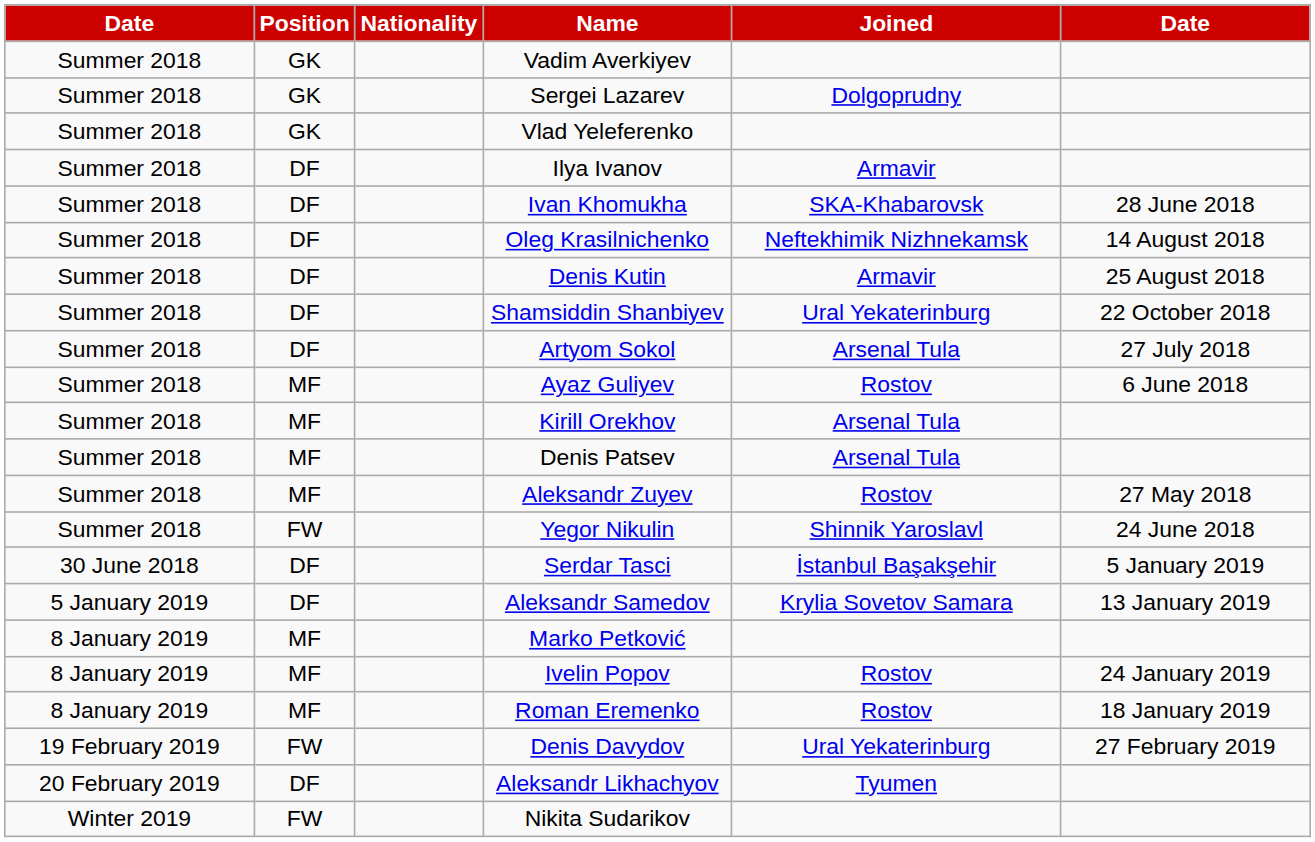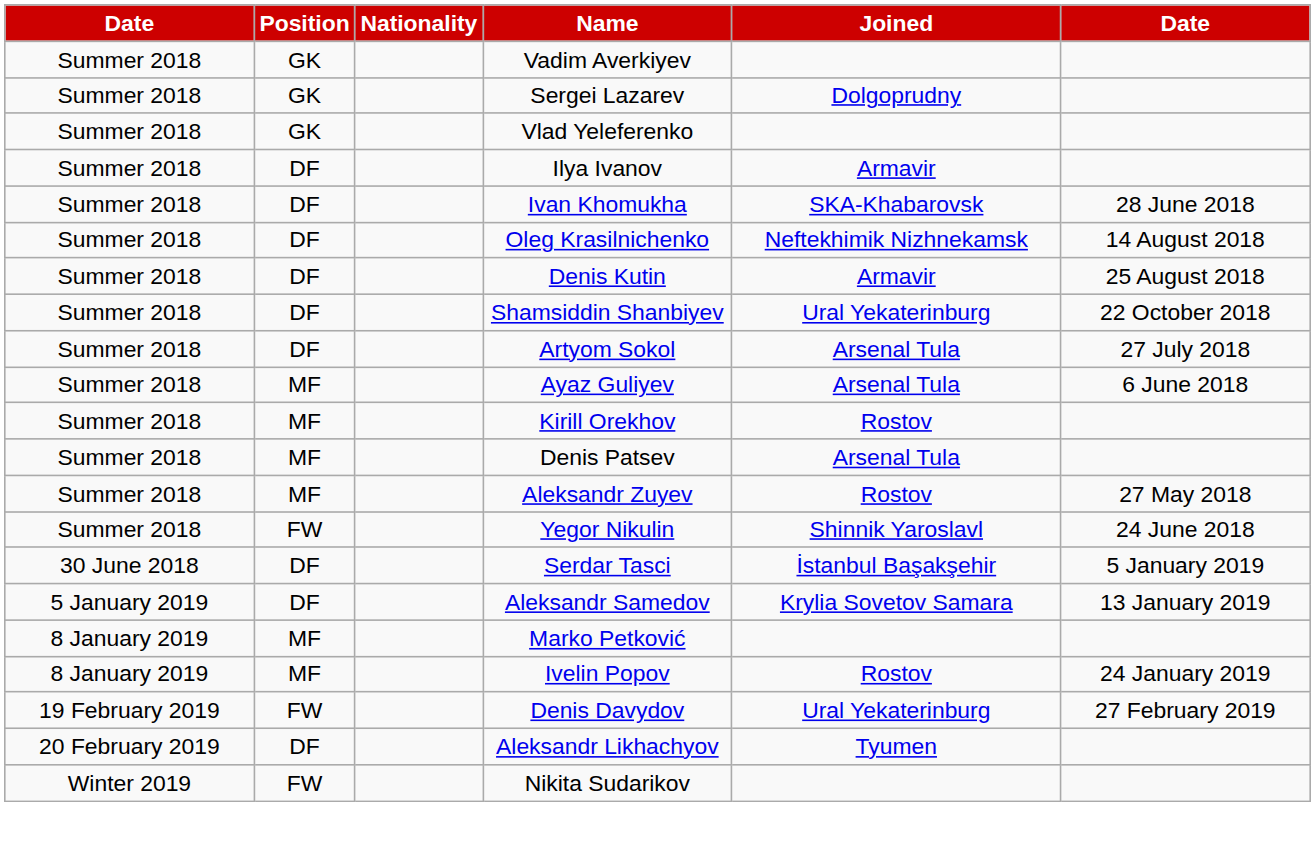(896, 385) Rostov -> (896, 385) Arsenal Tula
(896, 421) Arsenal Tula -> (896, 421) Rostov
- row: (607, 711)
